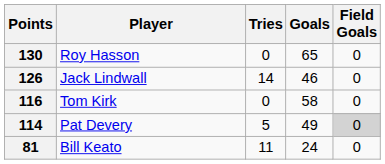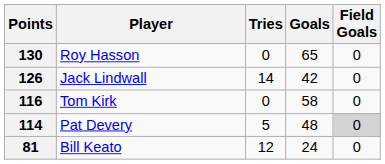(310, 78) 46 -> (310, 78) 42
(310, 124) 49 -> (310, 124) 48
(266, 147) 11 -> (266, 147) 12
